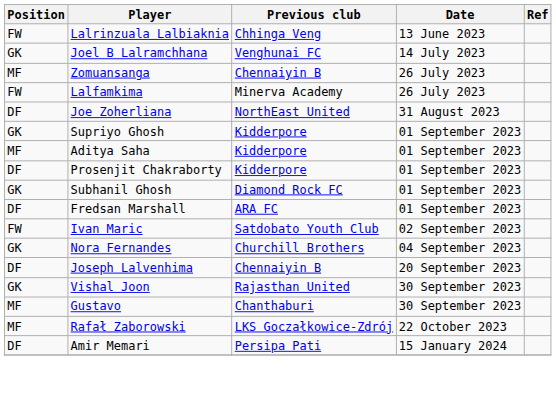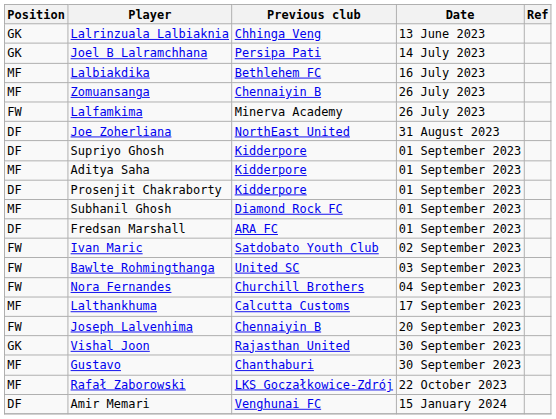(15, 34) FW -> (15, 34) GK
(278, 53) Venghunai FC -> (278, 53) Persipa Pati
+ row: (110, 73)
(15, 131) GK -> (15, 151) DF
(15, 190) GK -> (15, 209) MF
+ row: (143, 268)
(15, 248) GK -> (15, 287) FW
+ row: (114, 307)
(15, 268) DF -> (15, 326) FW
(278, 346) Persipa Pati -> (278, 404) Venghunai FC
